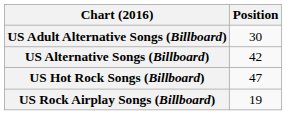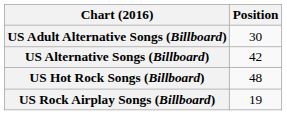(256, 78) 47 -> (256, 78) 48
